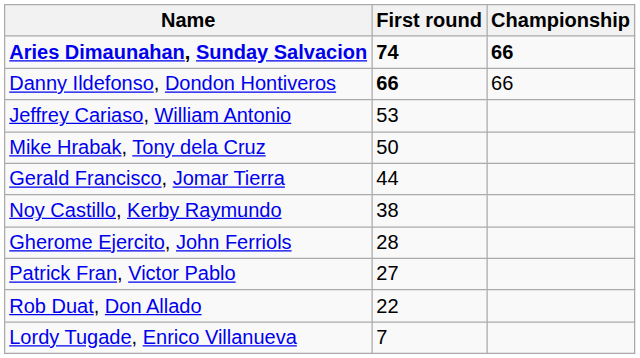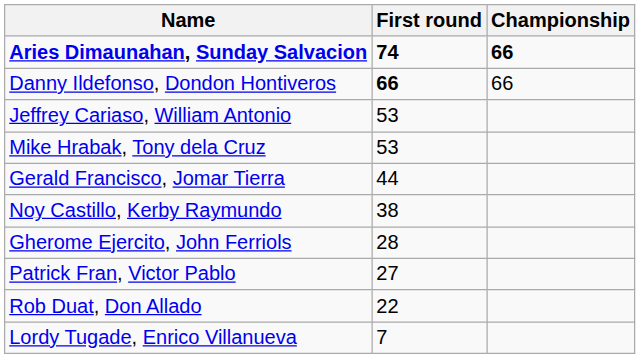(387, 147) 50 -> (387, 147) 53
